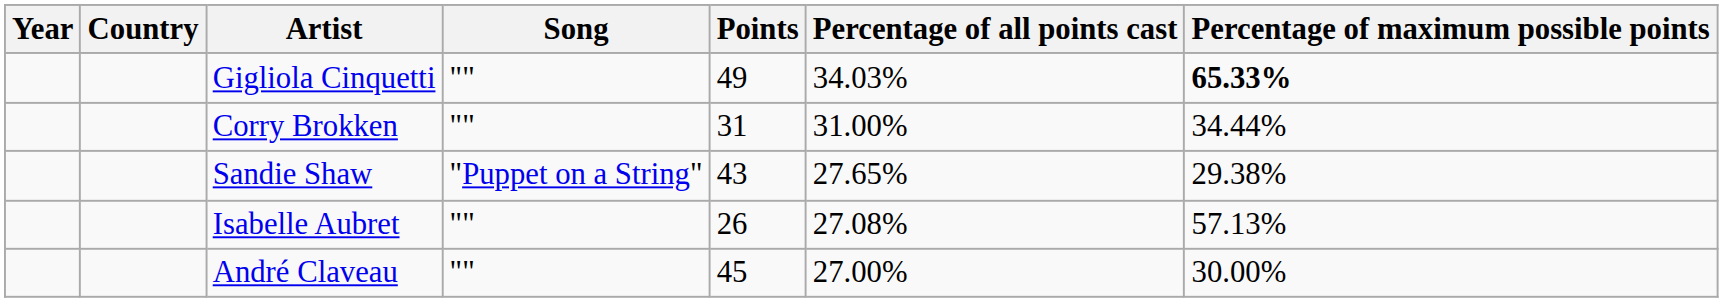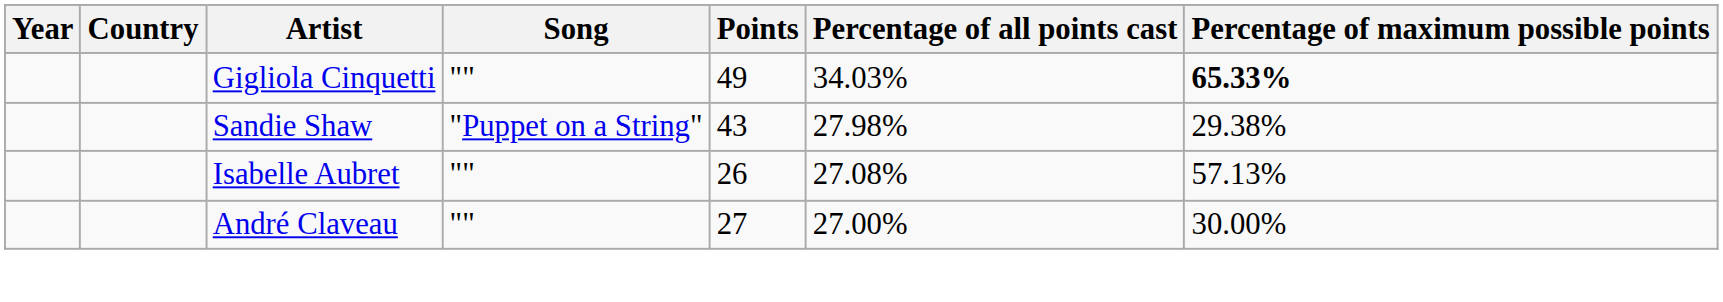- row: (305, 126)
(860, 175) 27.65% -> (860, 126) 27.98%
(732, 272) 45 -> (732, 223) 27
